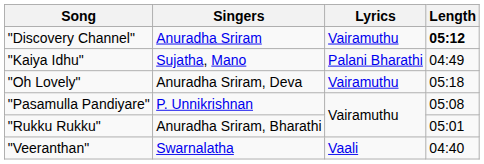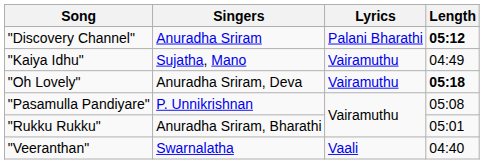(363, 38) Vairamuthu -> (375, 38) Palani Bharathi
(375, 60) Palani Bharathi -> (363, 60) Vairamuthu
(447, 82) normal -> (447, 82) bold
